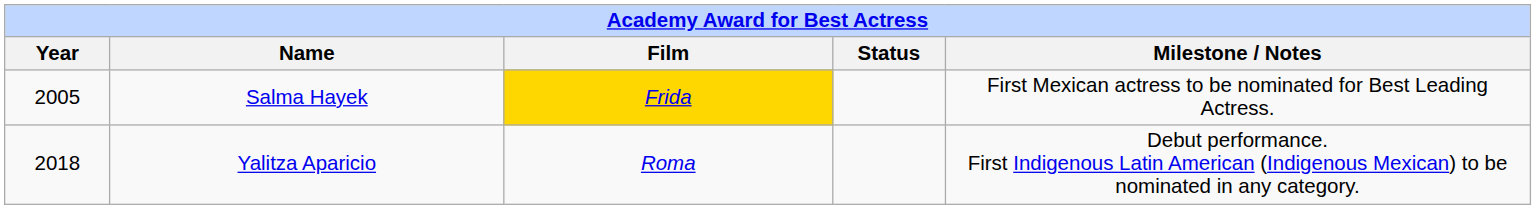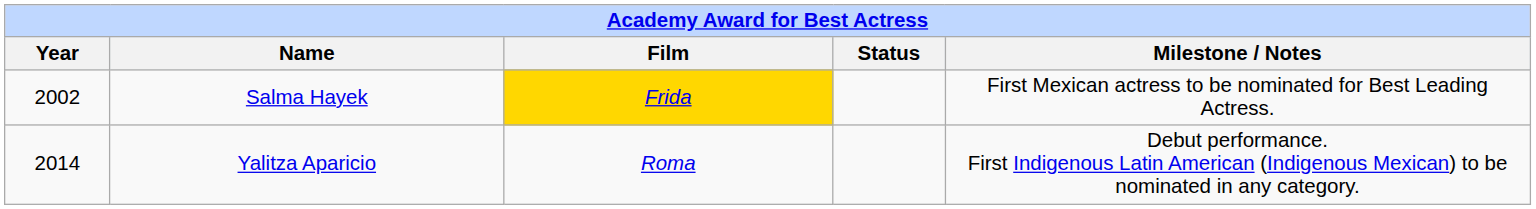(57, 97) 2005 -> (57, 97) 2002
(57, 164) 2018 -> (57, 164) 2014
